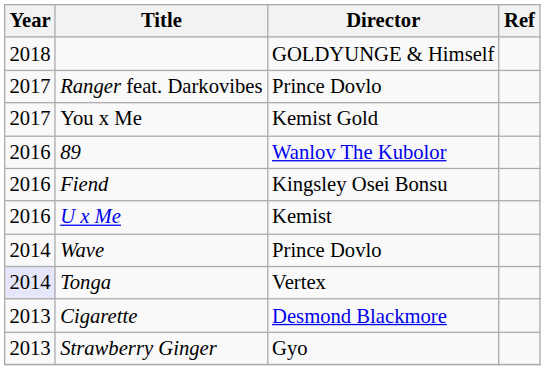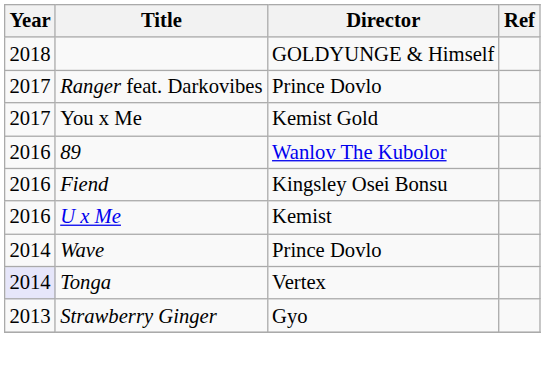- row: (99, 315)
